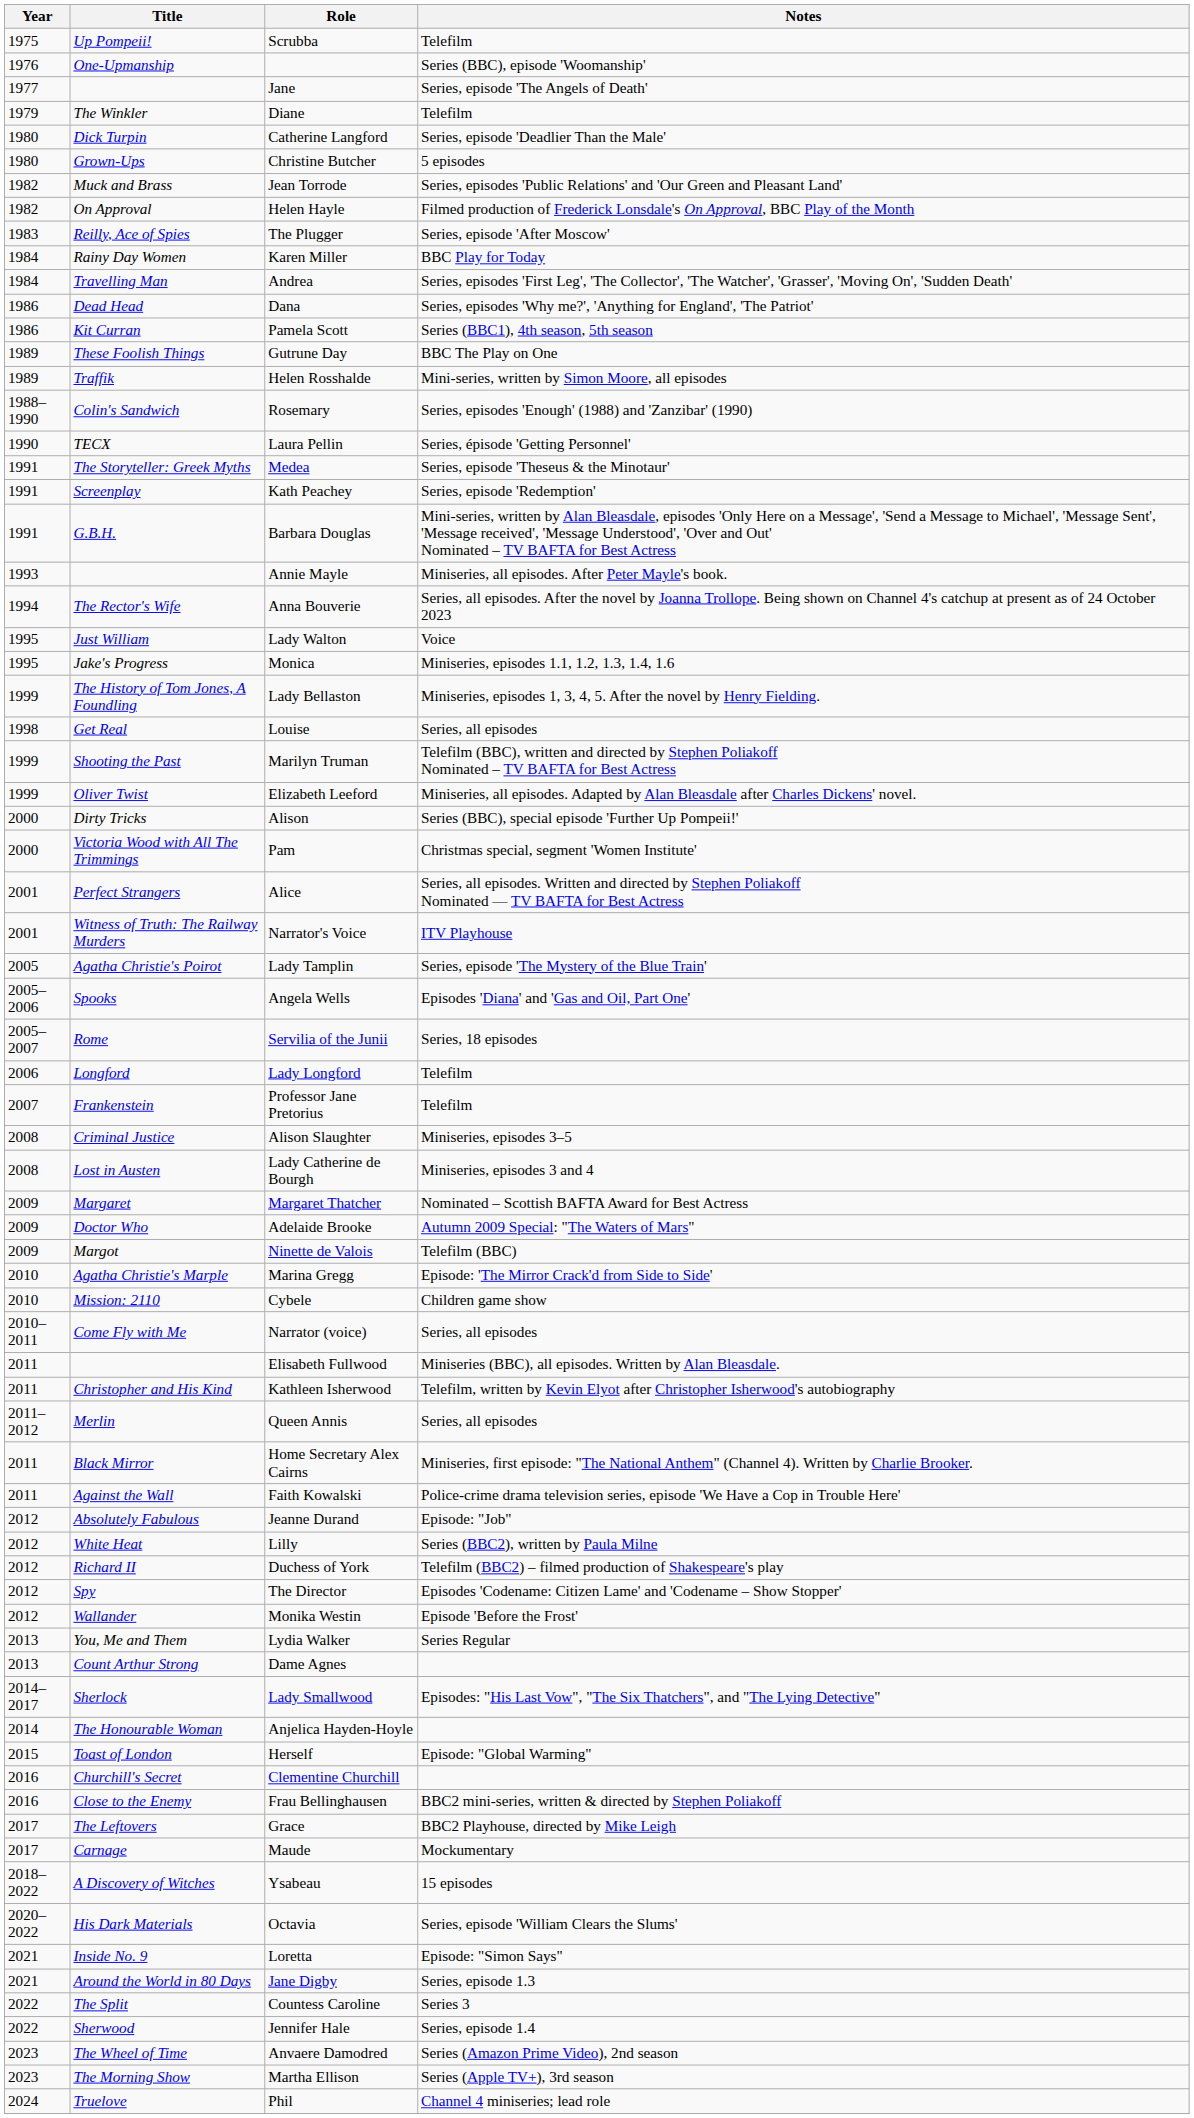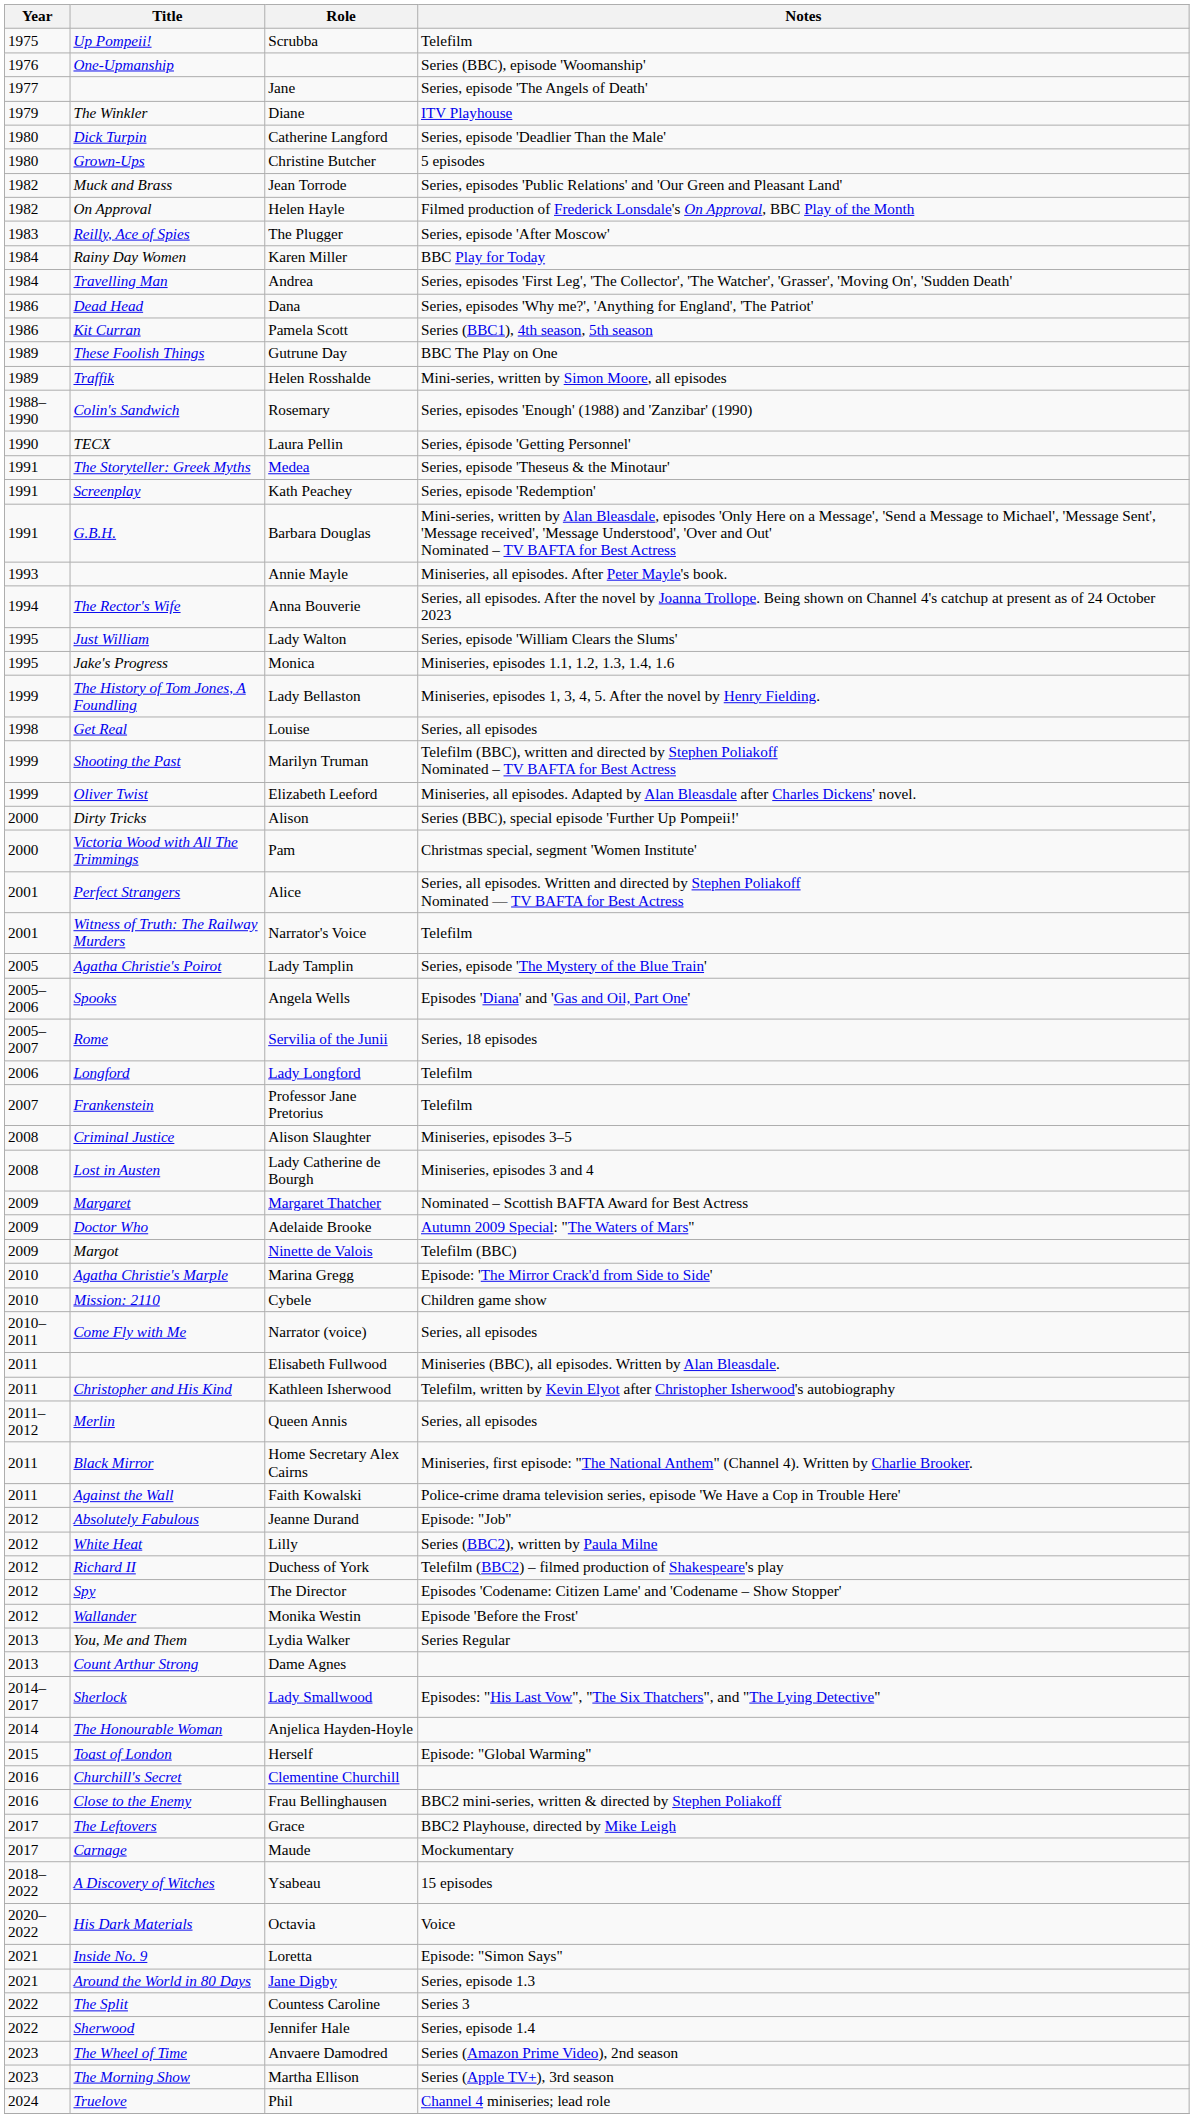(447, 112) Telefilm -> (467, 112) ITV Playhouse
(438, 639) Voice -> (549, 639) Series, episode 'William Clears the Slums'
(467, 933) ITV Playhouse -> (447, 933) Telefilm
(549, 1923) Series, episode 'William Clears the Slums' -> (438, 1923) Voice
